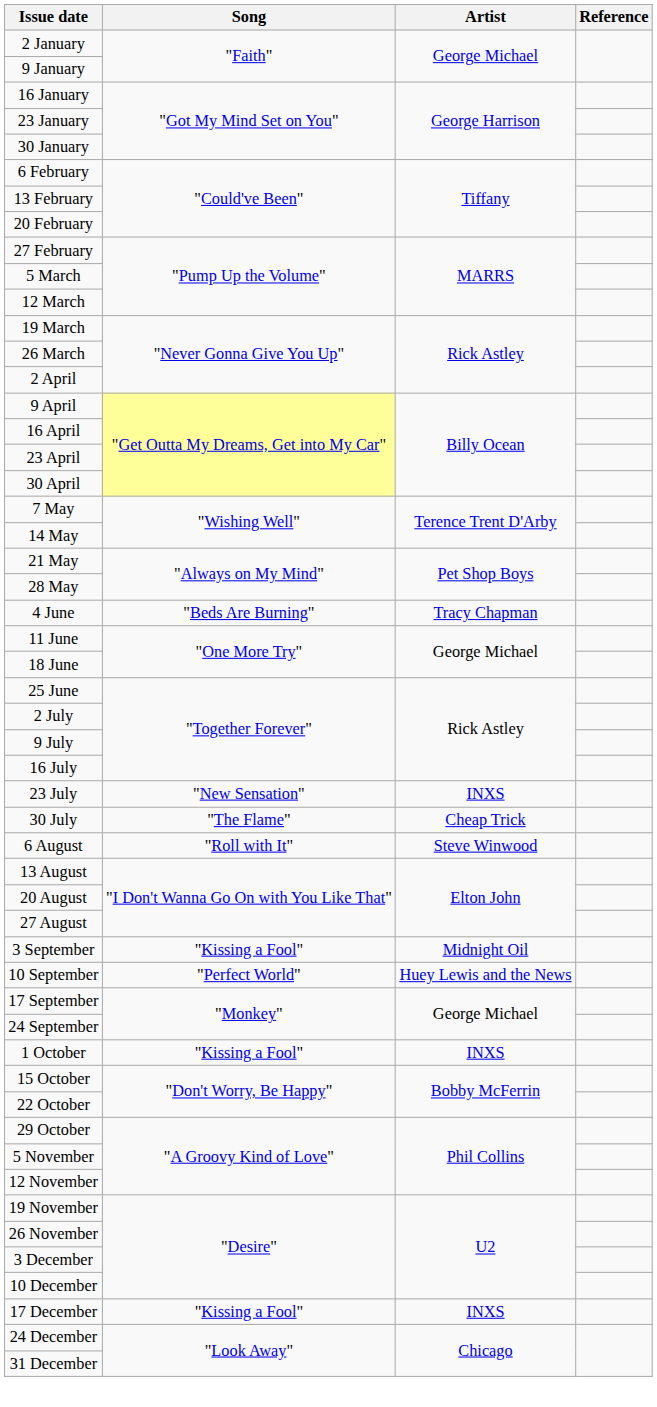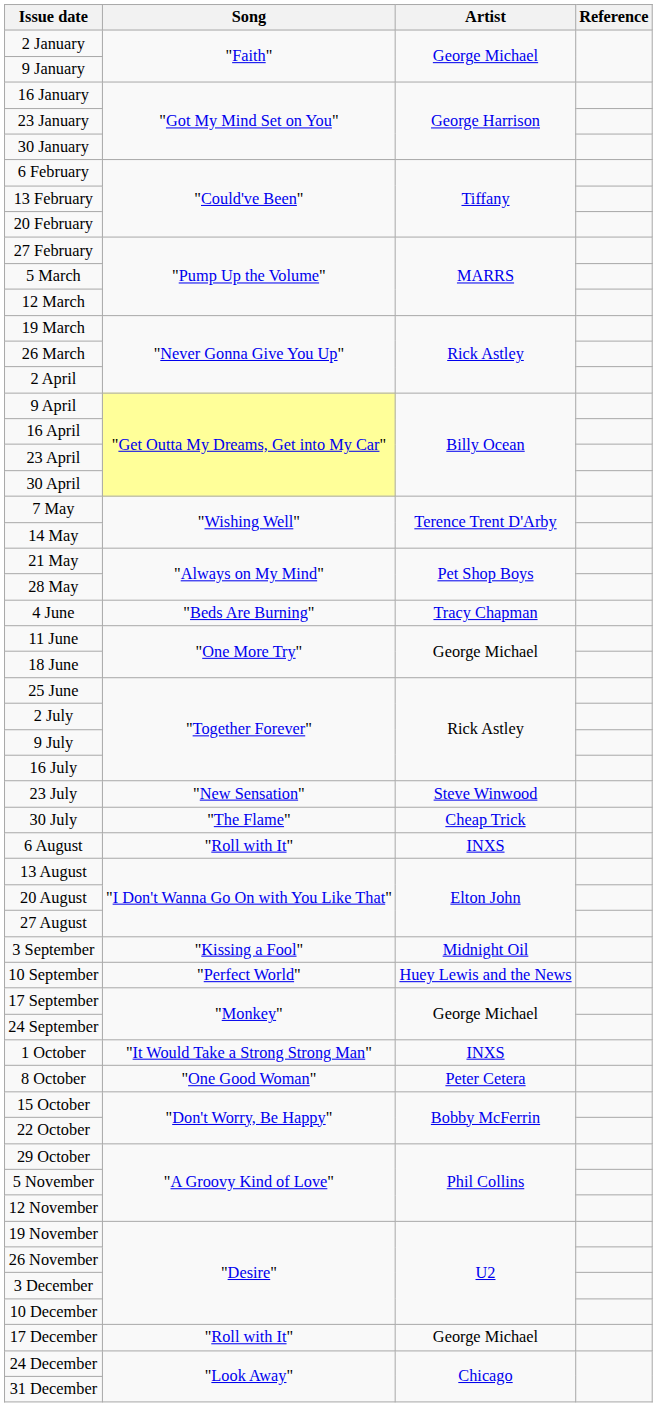(486, 793) INXS -> (486, 793) Steve Winwood
(486, 845) Steve Winwood -> (486, 845) INXS
(249, 1052) "Kissing a Fool" -> (249, 1052) "It Would Take a Strong Strong Man"
+ row: (53, 1078)
(249, 1311) "Kissing a Fool" -> (249, 1337) "Roll with It"
(486, 1311) INXS -> (486, 1337) George Michael
